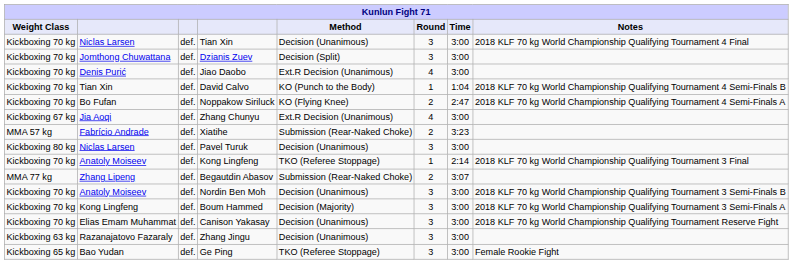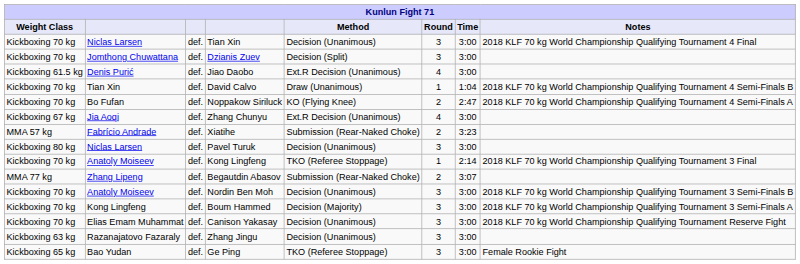(41, 72) Kickboxing 70 kg -> (45, 72) Kickboxing 61.5 kg
(327, 87) KO (Punch to the Body) -> (324, 87) Draw (Unanimous)
